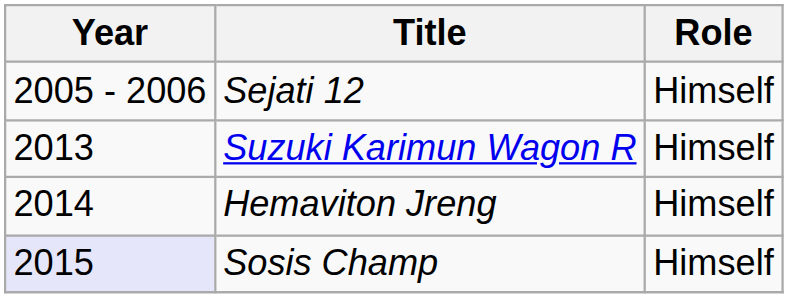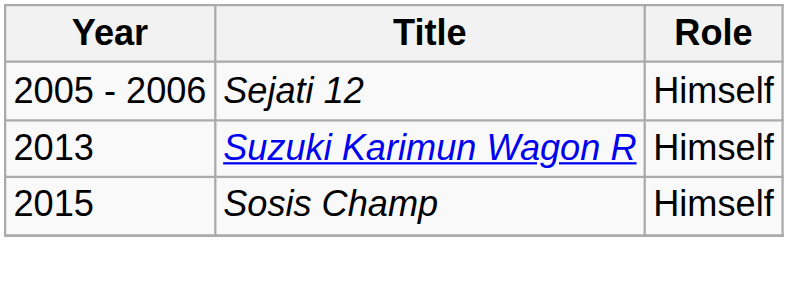- row: (360, 205)
(54, 262) lavender background -> (54, 205) no background
